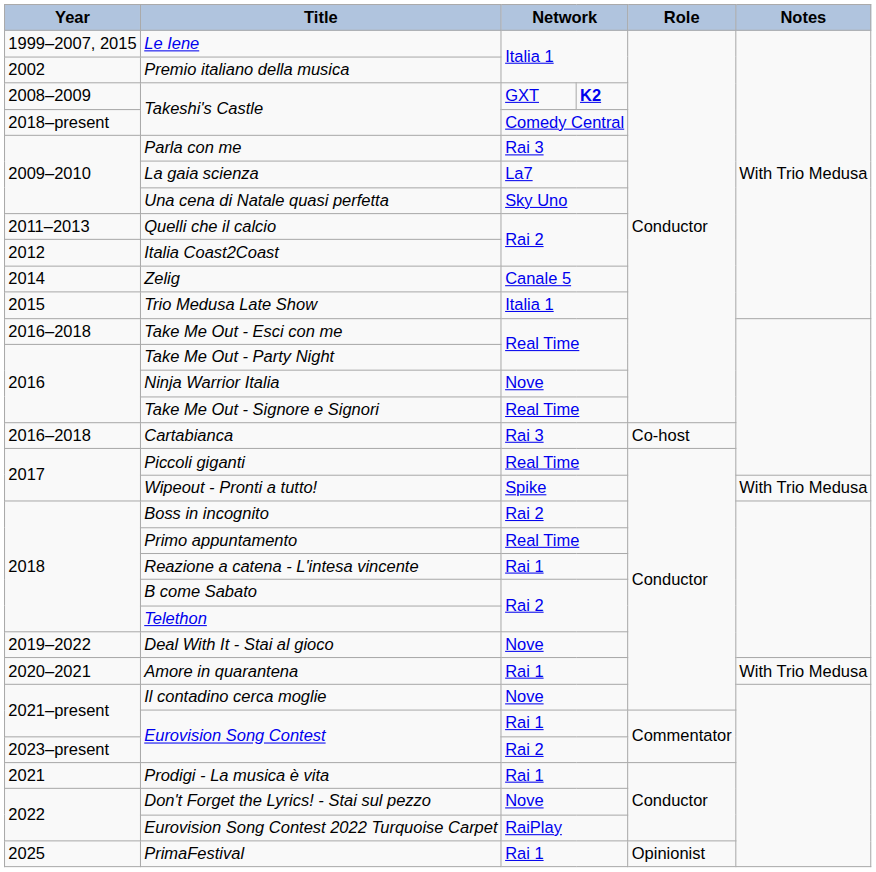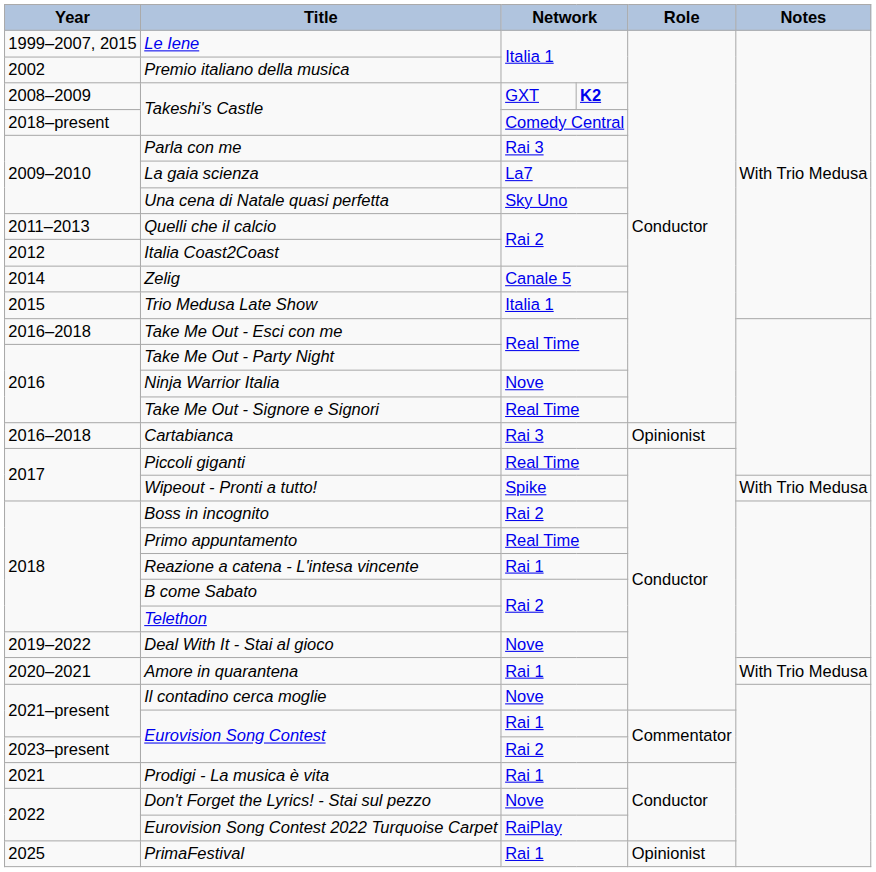(661, 435) Co-host -> (668, 435) Opinionist
